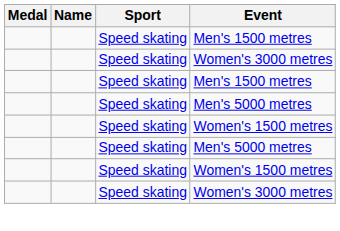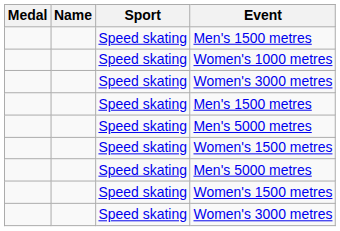+ row: (28, 60)
